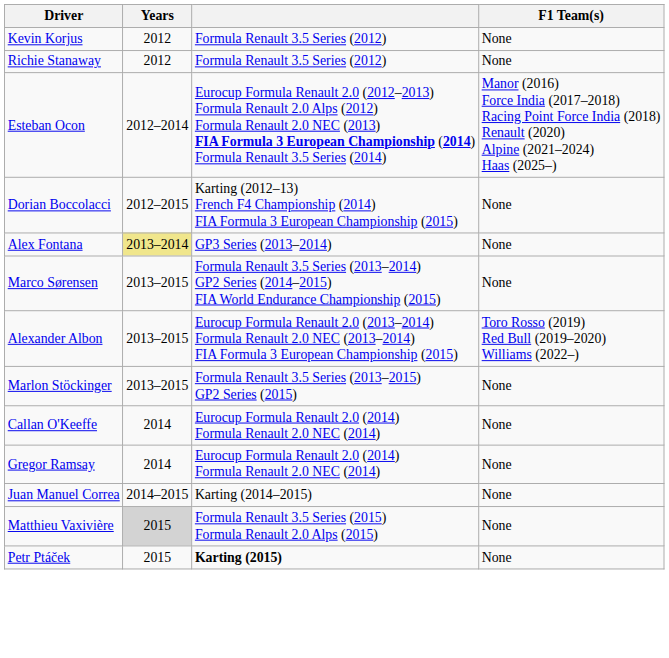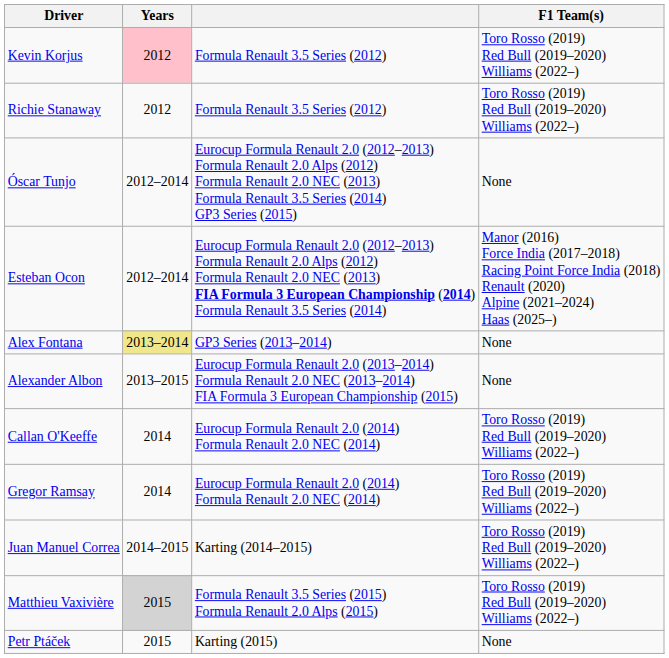(157, 39) no background -> (157, 55) pink background
(497, 39) None -> (544, 55) Toro Rosso (2019) Red Bull (2019–2020) Williams (2022–)
(497, 61) None -> (544, 110) Toro Rosso (2019) Red Bull (2019–2020) Williams (2022–)
+ row: (42, 182)
- row: (59, 205)
- row: (53, 283)
(544, 339) Toro Rosso (2019) Red Bull (2019–2020) Williams (2022–) -> (497, 381) None
- row: (60, 386)
(497, 425) None -> (544, 437) Toro Rosso (2019) Red Bull (2019–2020) Williams (2022–)
(497, 464) None -> (544, 492) Toro Rosso (2019) Red Bull (2019–2020) Williams (2022–)
(497, 495) None -> (544, 547) Toro Rosso (2019) Red Bull (2019–2020) Williams (2022–)
(497, 526) None -> (544, 603) Toro Rosso (2019) Red Bull (2019–2020) Williams (2022–)
(238, 557) bold -> (236, 642) normal
